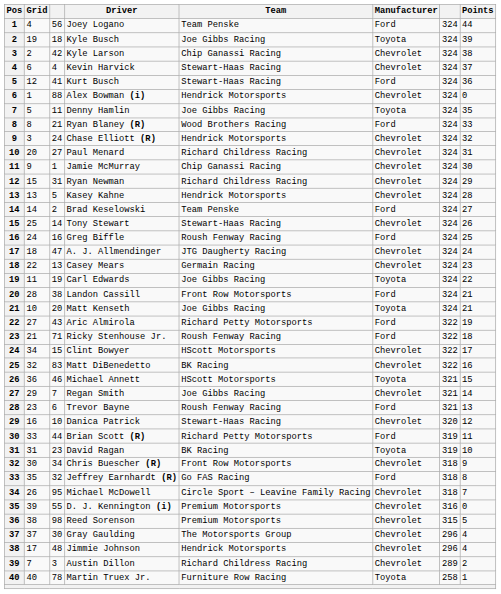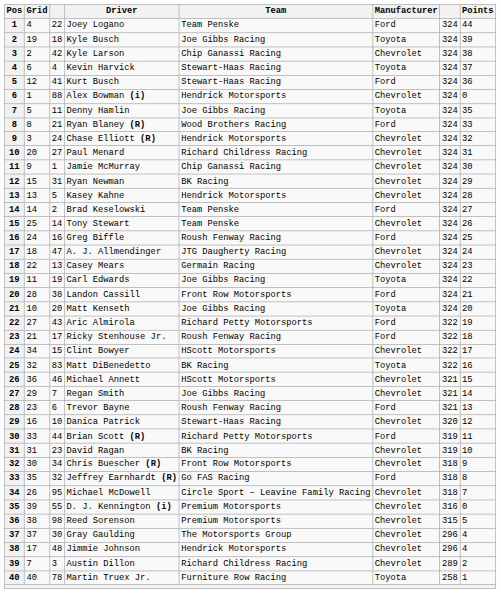(57, 26) 56 -> (57, 26) 22
(398, 68) Chevrolet -> (390, 68) Toyota
(244, 182) Richard Childress Racing -> (205, 182) BK Racing
(231, 224) Stewart-Haas Racing -> (210, 224) Team Penske
(467, 309) 21 -> (467, 309) 20
(57, 337) 71 -> (57, 337) 17
(398, 366) Chevrolet -> (390, 366) Toyota
(390, 380) Toyota -> (398, 380) Chevrolet
(390, 451) Toyota -> (398, 451) Chevrolet
